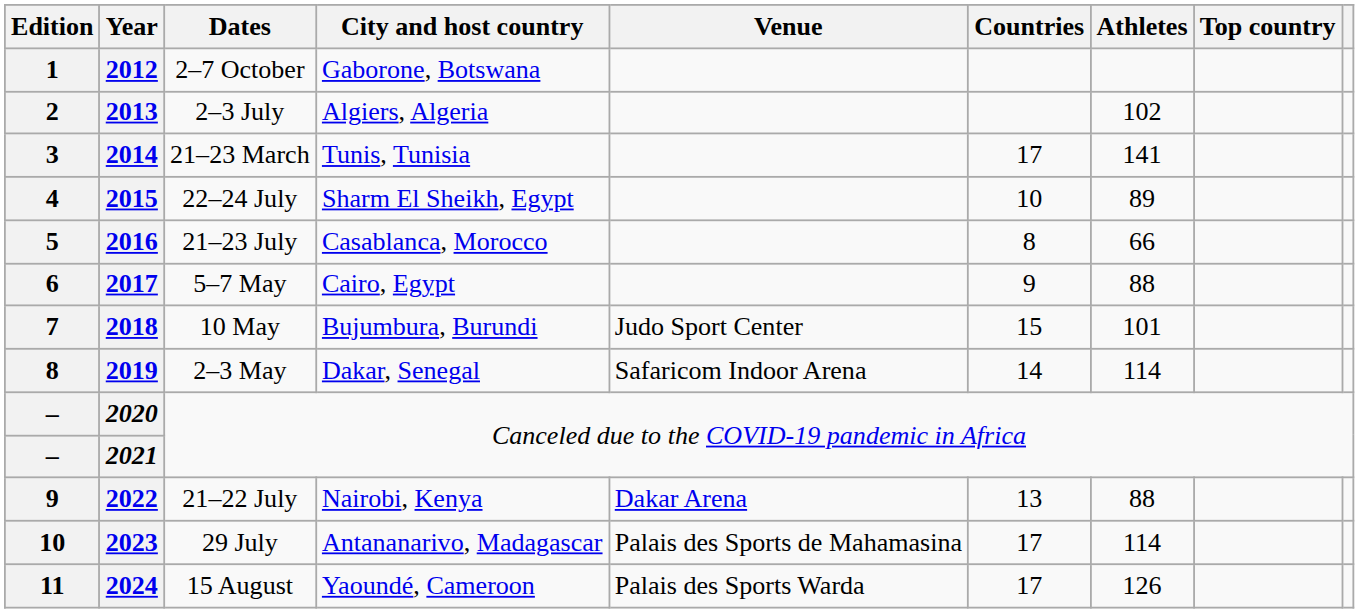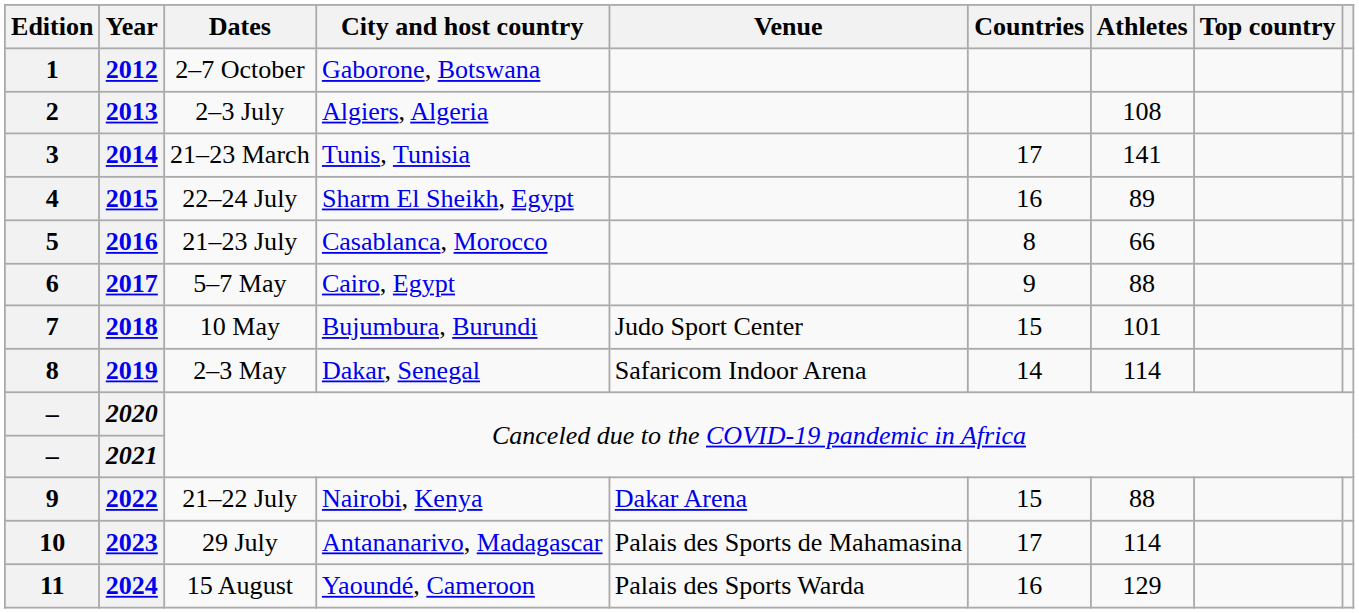(1142, 112) 102 -> (1142, 112) 108
(1029, 198) 10 -> (1029, 198) 16
(1029, 499) 13 -> (1029, 499) 15
(1029, 585) 17 -> (1029, 585) 16
(1142, 585) 126 -> (1142, 585) 129
